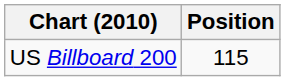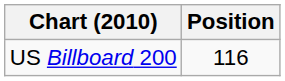(231, 57) 115 -> (231, 57) 116
